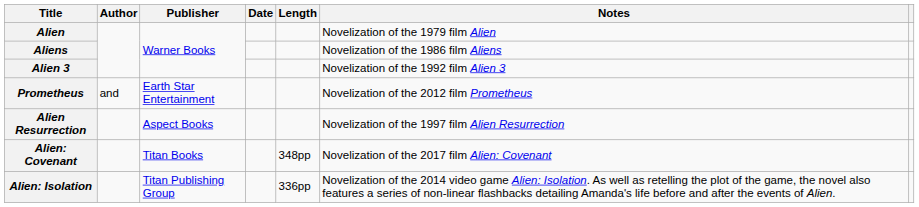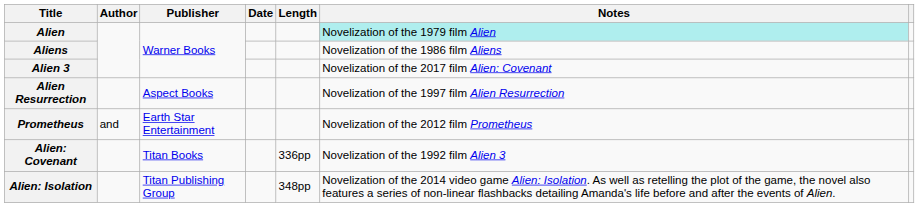(409, 31) no background -> (409, 31) paleturquoise background
(414, 68) Novelization of the 1992 film Alien 3 -> (437, 68) Novelization of the 2017 film Alien: Covenant
rows swapped: (51, 124) <-> (51, 93)
(295, 155) 348pp -> (295, 155) 336pp
(437, 155) Novelization of the 2017 film Alien: Covenant -> (414, 155) Novelization of the 1992 film Alien 3
(295, 186) 336pp -> (295, 186) 348pp
